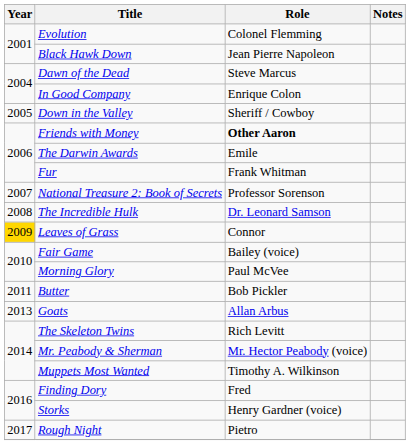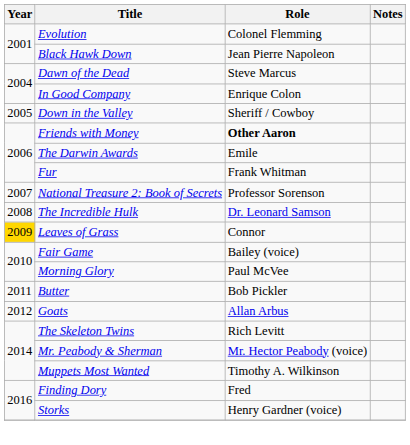(20, 311) 2013 -> (20, 311) 2012
- row: (70, 430)
